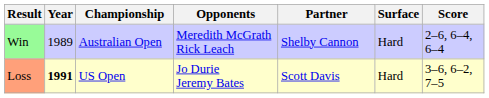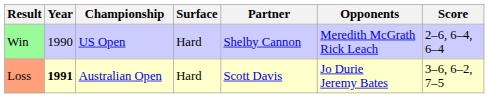columns swapped: (398, 14) <-> (226, 14)
(60, 41) 1989 -> (60, 41) 1990
(120, 41) Australian Open -> (102, 41) US Open
(102, 75) US Open -> (120, 75) Australian Open
